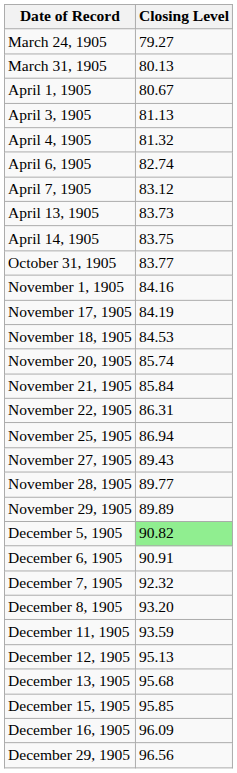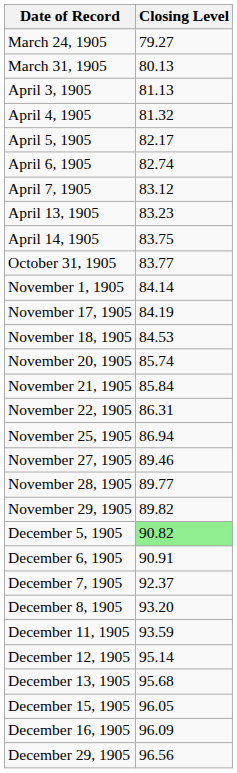- row: (50, 90)
+ row: (50, 139)
(156, 213) 83.73 -> (156, 213) 83.23
(156, 287) 84.16 -> (156, 287) 84.14
(156, 459) 89.43 -> (156, 459) 89.46
(156, 509) 89.89 -> (156, 509) 89.82
(156, 582) 92.32 -> (156, 582) 92.37
(156, 656) 95.13 -> (156, 656) 95.14
(156, 705) 95.85 -> (156, 705) 96.05
